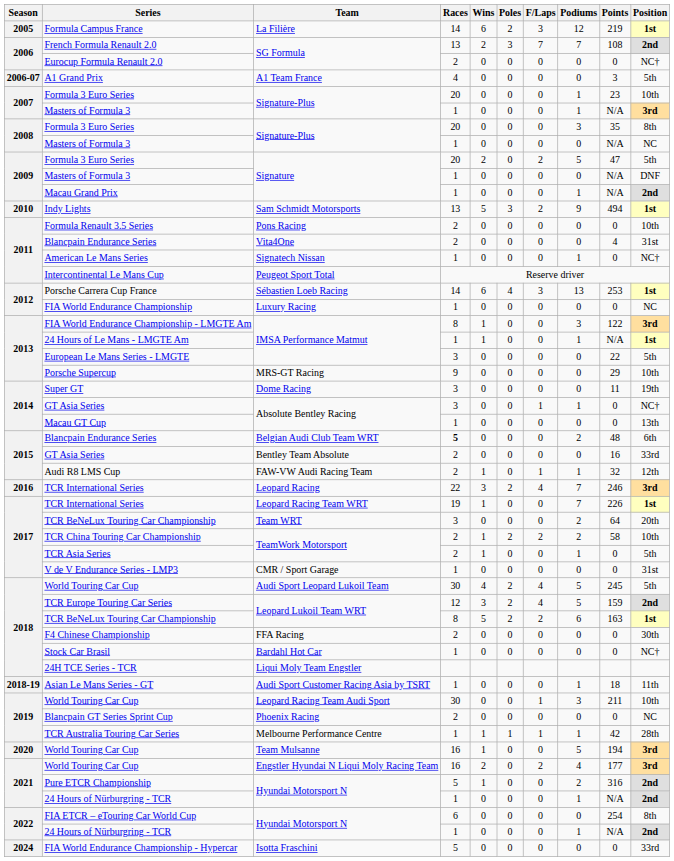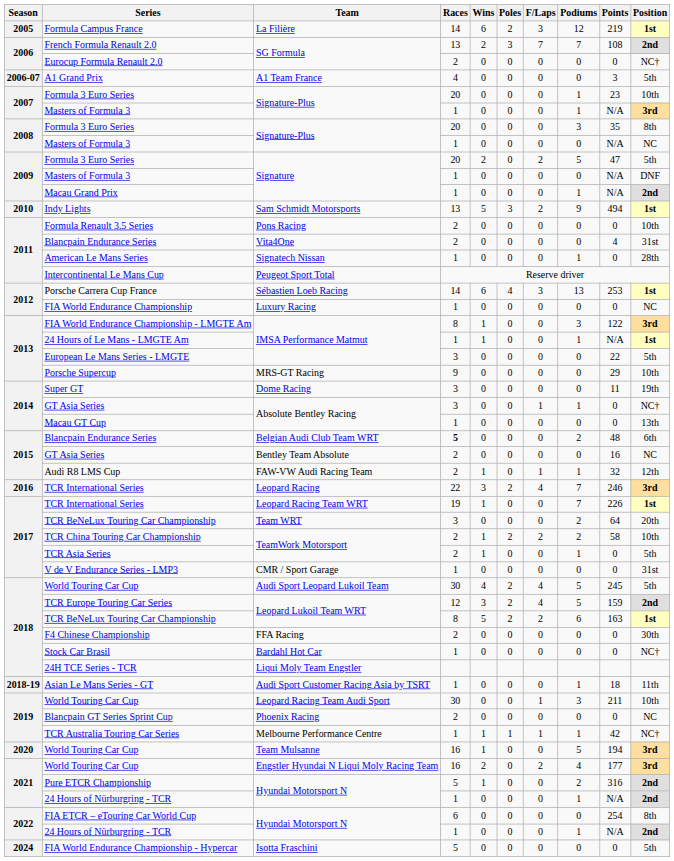(650, 258) NC† -> (650, 258) 28th
(650, 455) 33rd -> (650, 455) NC
(650, 734) 28th -> (650, 734) NC†
(650, 848) 33rd -> (650, 848) 5th
